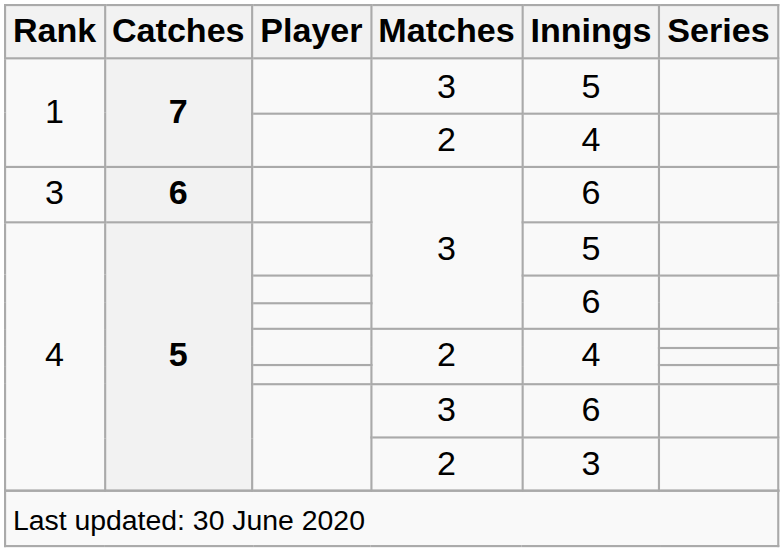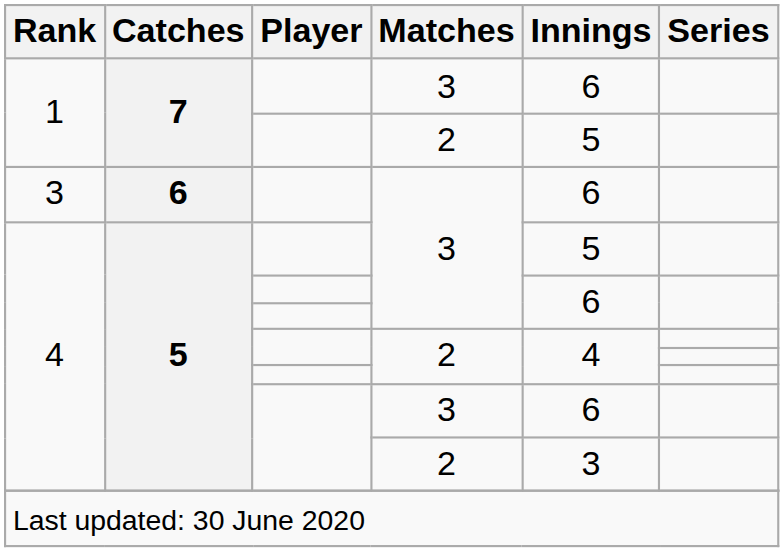(591, 85) 5 -> (591, 85) 6
(591, 139) 4 -> (591, 139) 5
